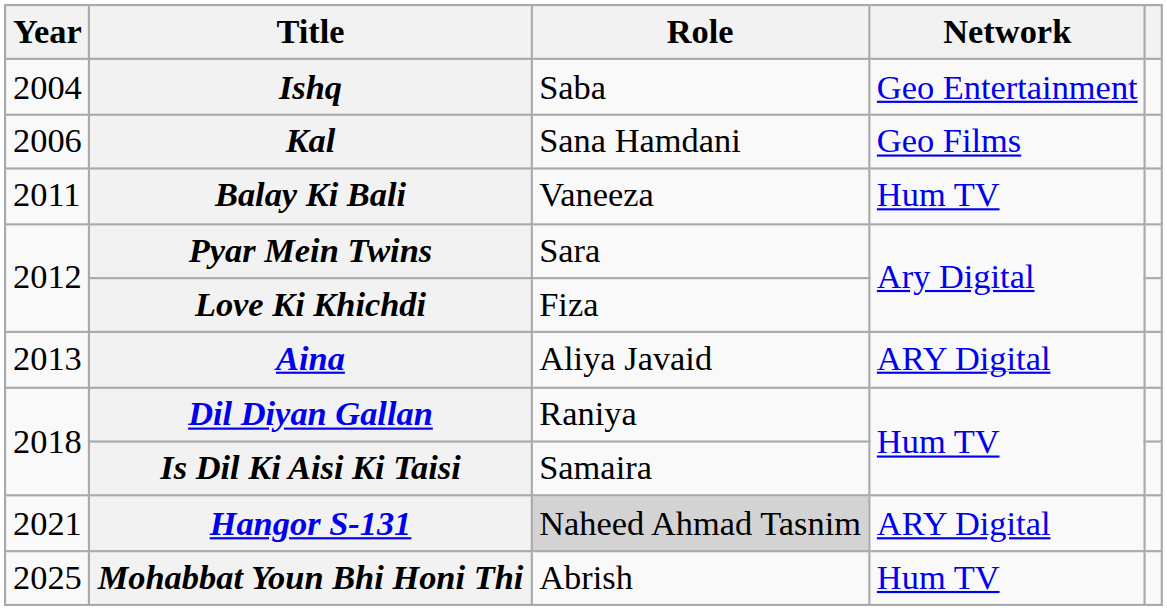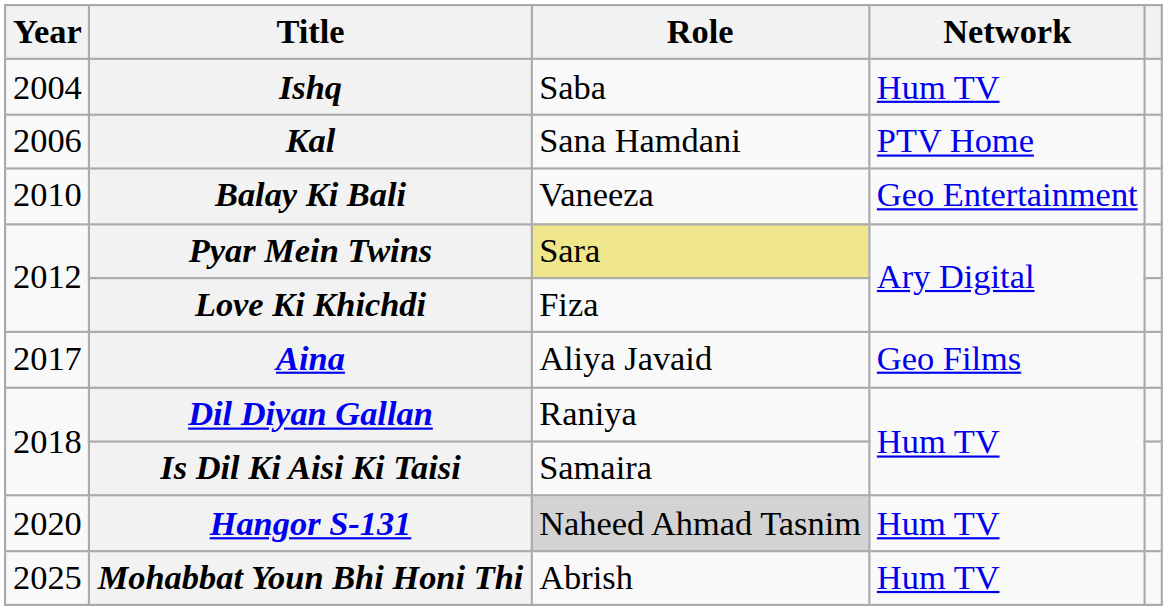(1007, 86) Geo Entertainment -> (938, 86) Hum TV
(949, 140) Geo Films -> (955, 140) PTV Home
(47, 195) 2011 -> (47, 195) 2010
(938, 195) Hum TV -> (1007, 195) Geo Entertainment
(570, 250) no background -> (570, 250) khaki background
(47, 359) 2013 -> (47, 359) 2017
(964, 359) ARY Digital -> (949, 359) Geo Films
(47, 522) 2021 -> (47, 522) 2020
(964, 522) ARY Digital -> (938, 522) Hum TV
